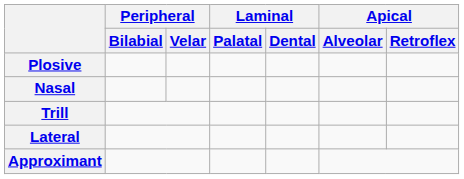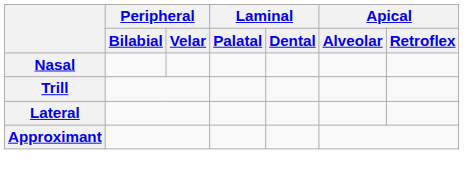- row: (55, 64)
